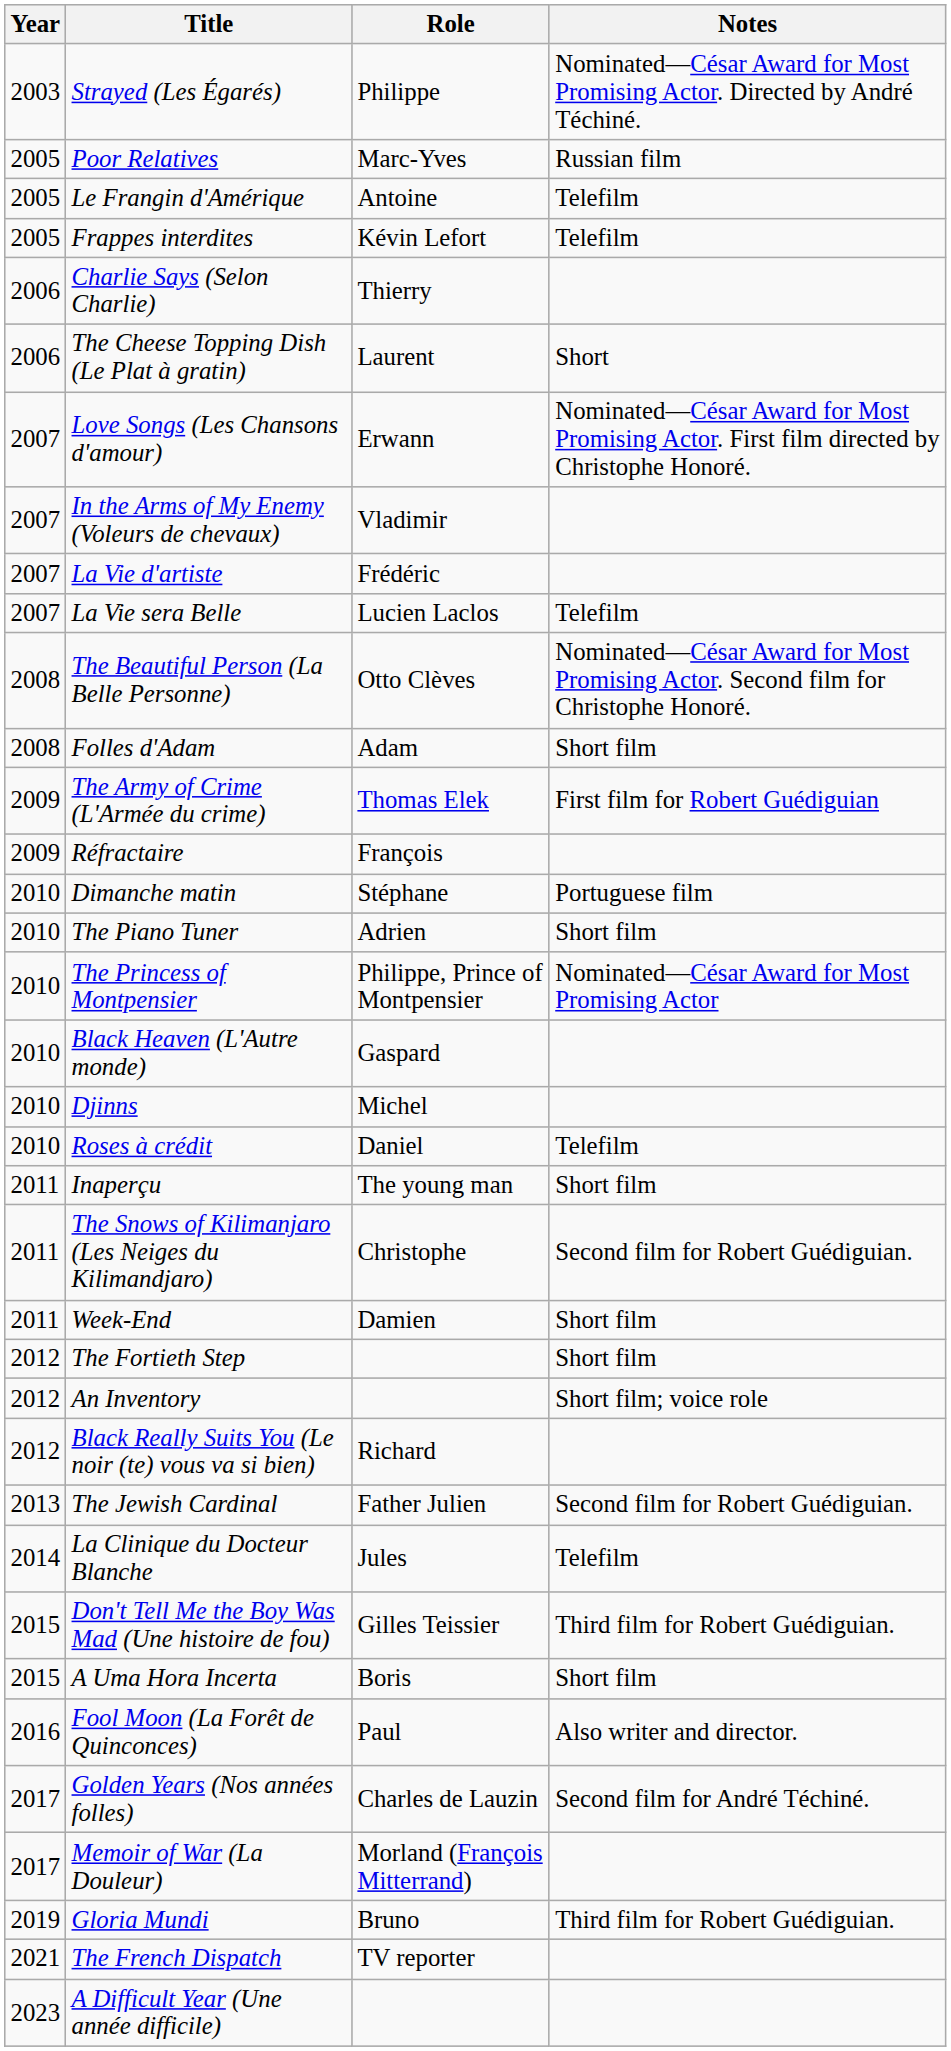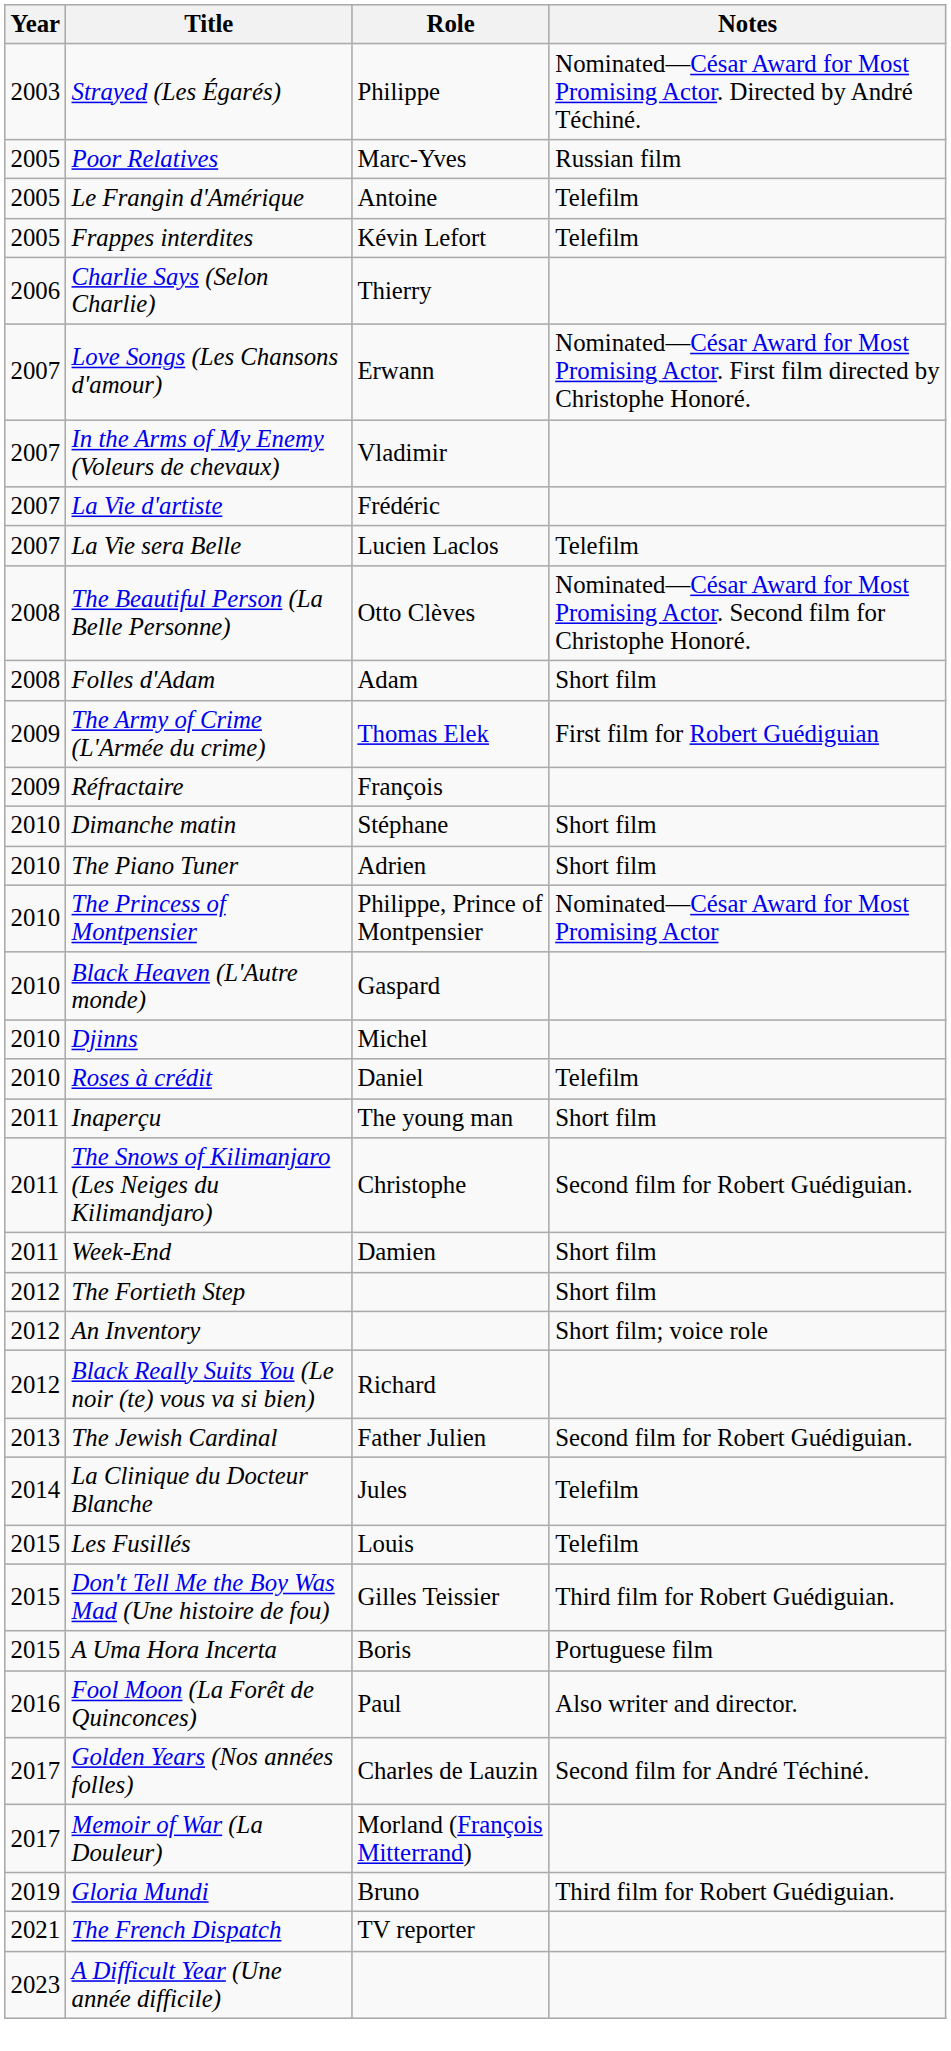- row: (199, 357)
(634, 893) Portuguese film -> (606, 825) Short film
+ row: (131, 1543)
(606, 1678) Short film -> (634, 1650) Portuguese film
